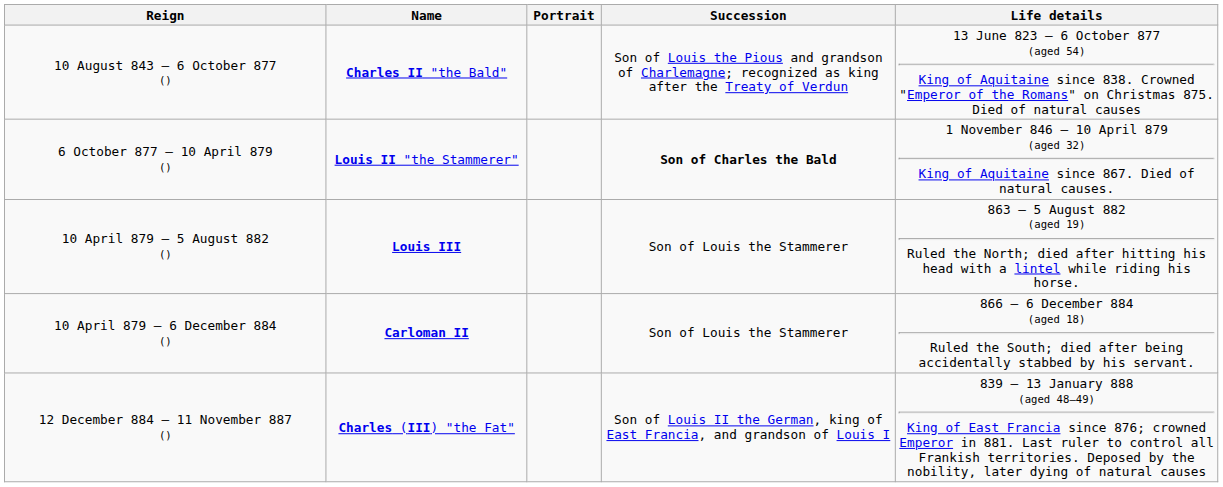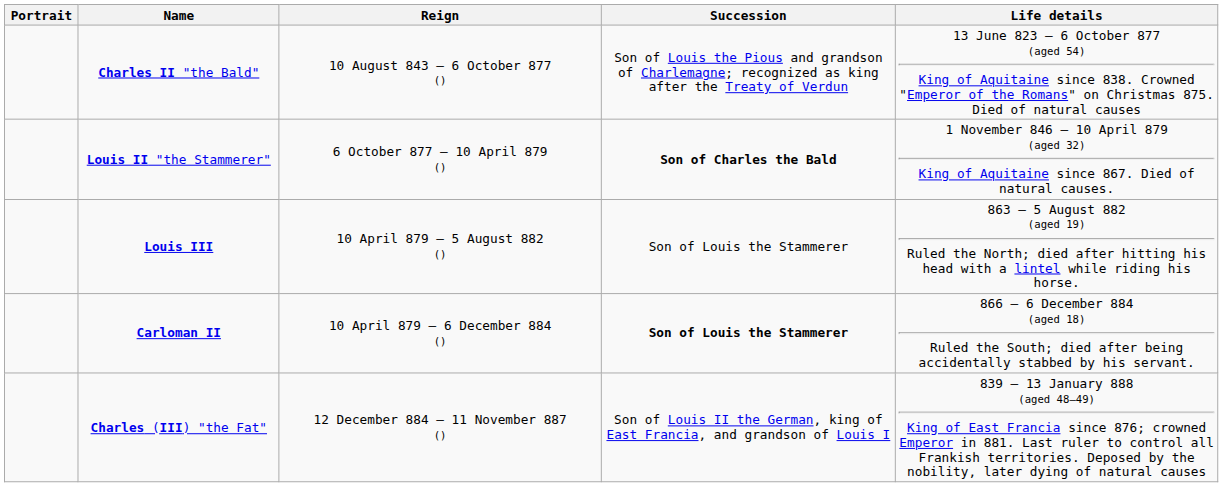columns swapped: (564, 15) <-> (165, 15)
(748, 333) normal -> (748, 333) bold
